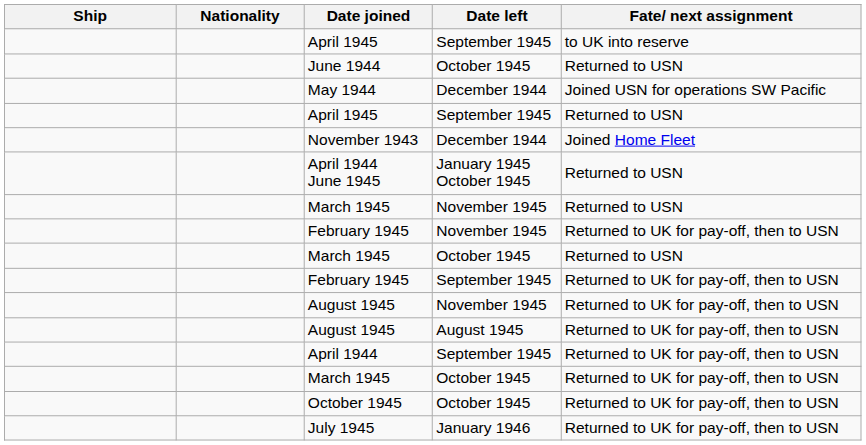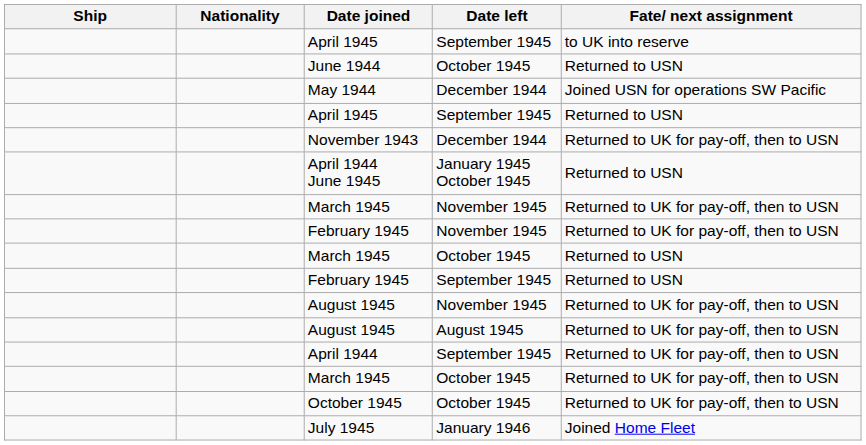(630, 139) Joined Home Fleet -> (702, 139) Returned to UK for pay-off, then to USN
(624, 206) Returned to USN -> (702, 206) Returned to UK for pay-off, then to USN
(702, 280) Returned to UK for pay-off, then to USN -> (624, 280) Returned to USN
(702, 428) Returned to UK for pay-off, then to USN -> (630, 428) Joined Home Fleet
